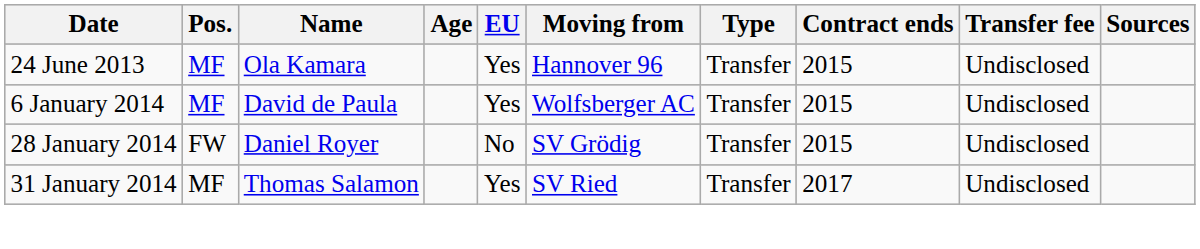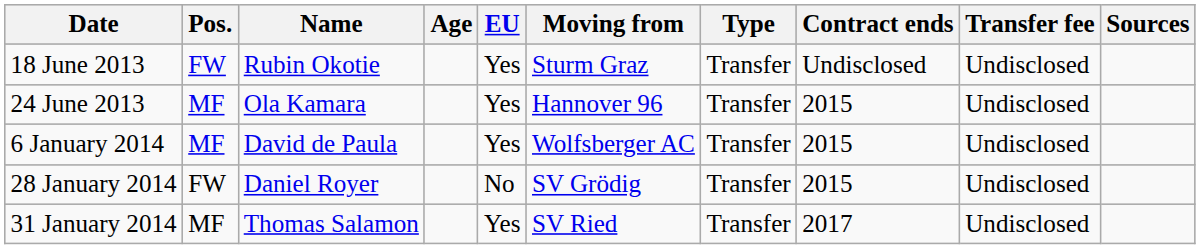+ row: (78, 64)
